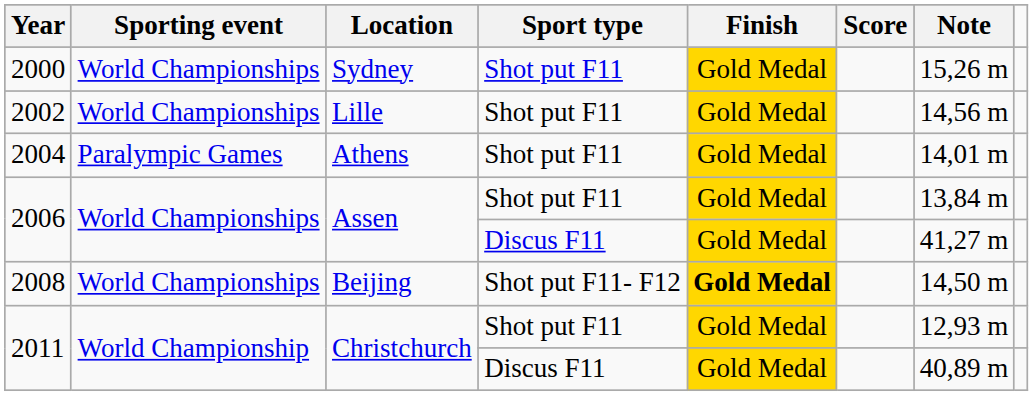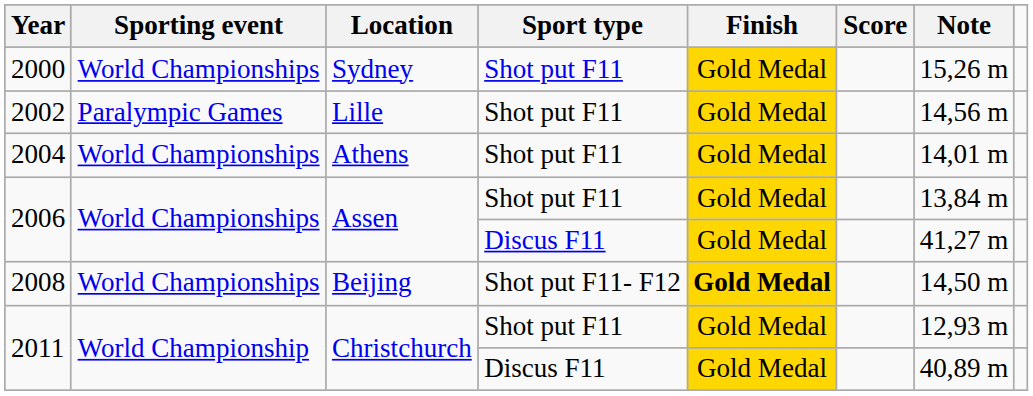(199, 111) World Championships -> (180, 111) Paralympic Games
(180, 154) Paralympic Games -> (199, 154) World Championships
